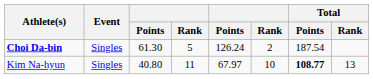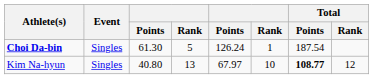(270, 48) 2 -> (270, 48) 1
(190, 65) 11 -> (190, 65) 13
(350, 65) 13 -> (350, 65) 12
